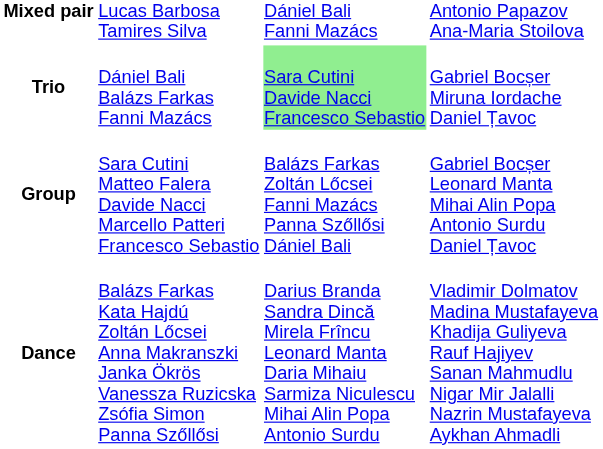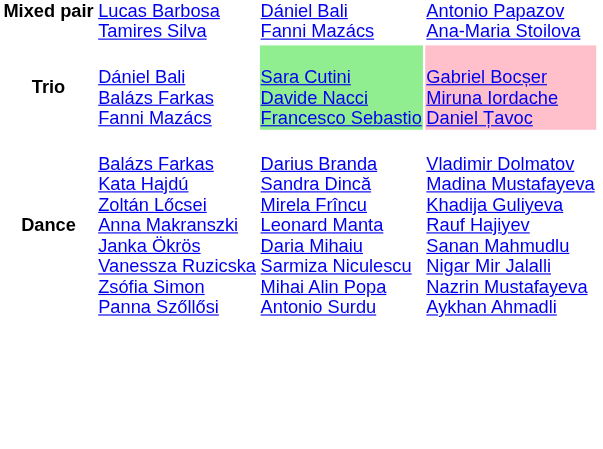(496, 97) no background -> (492, 97) pink background
- row: (49, 194)
